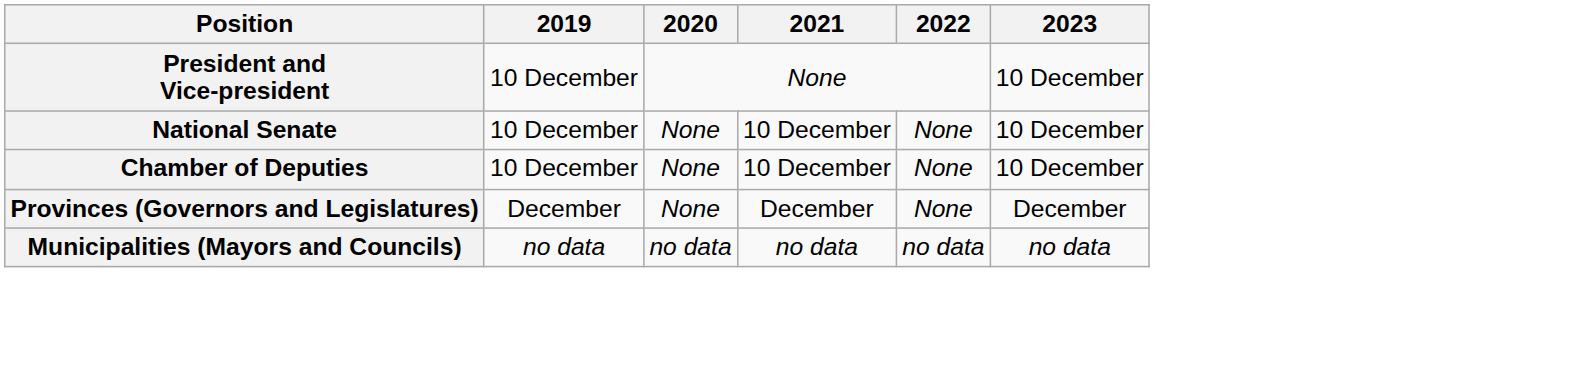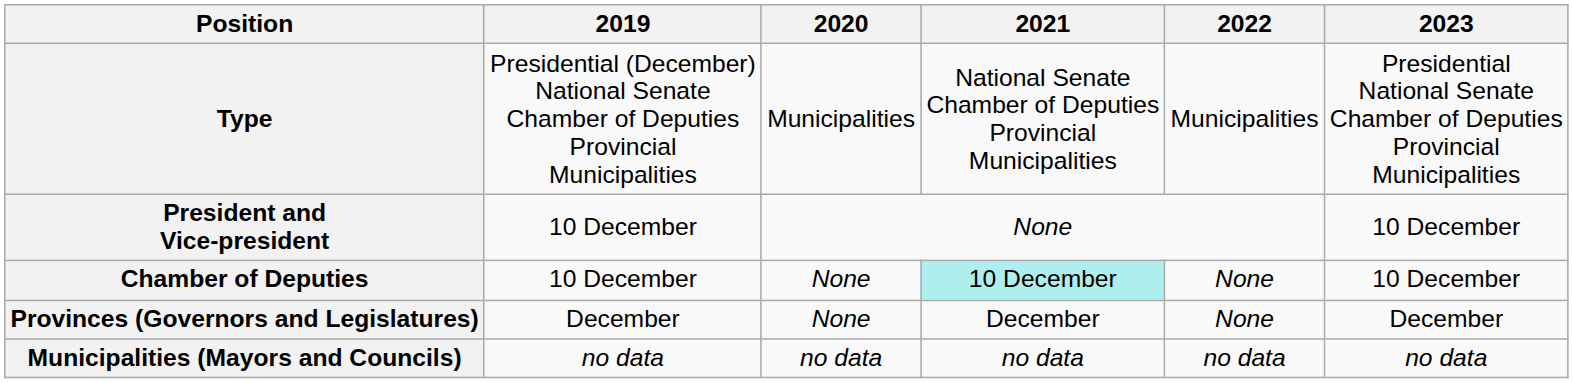+ row: (245, 118)
- row: (245, 129)
(817, 168) no background -> (1043, 279) paleturquoise background
